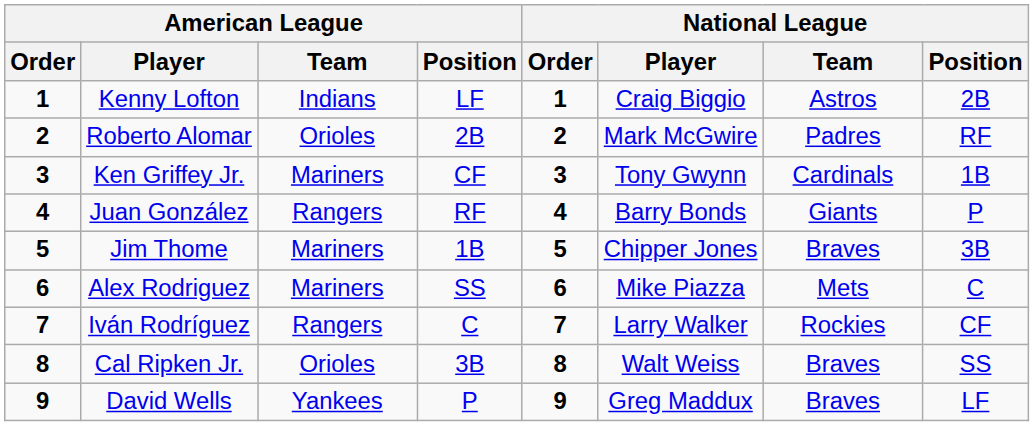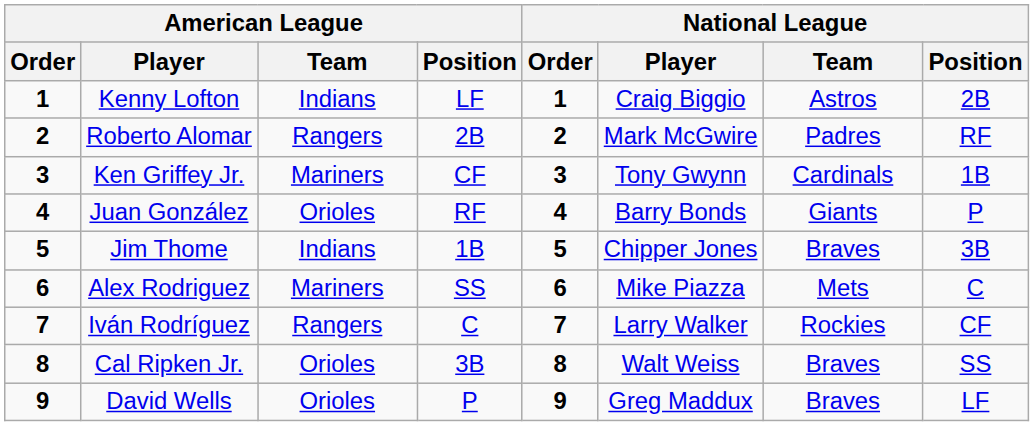(337, 136) Orioles -> (337, 136) Rangers
(337, 212) Rangers -> (337, 212) Orioles
(337, 250) Mariners -> (337, 250) Indians
(337, 401) Yankees -> (337, 401) Orioles
